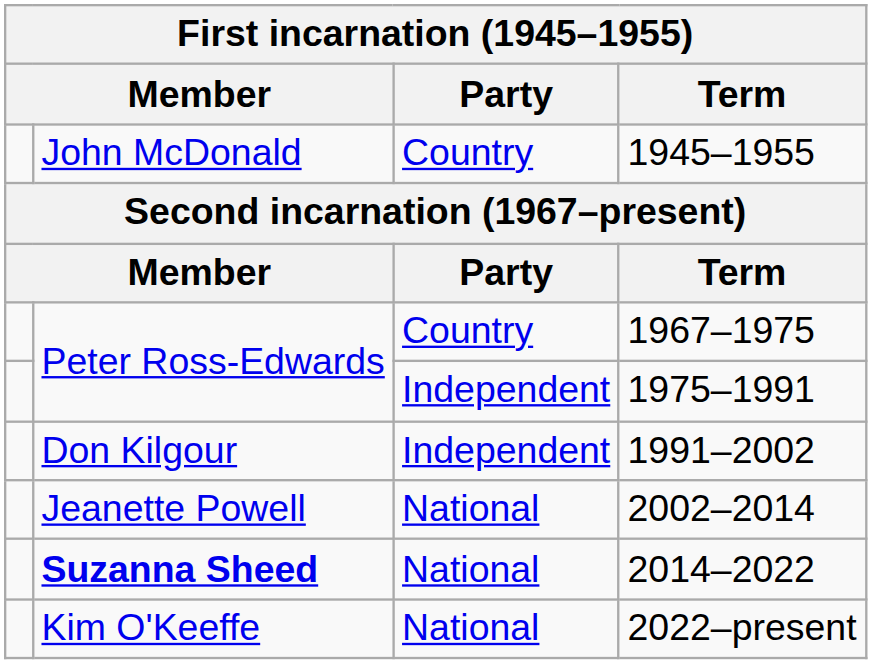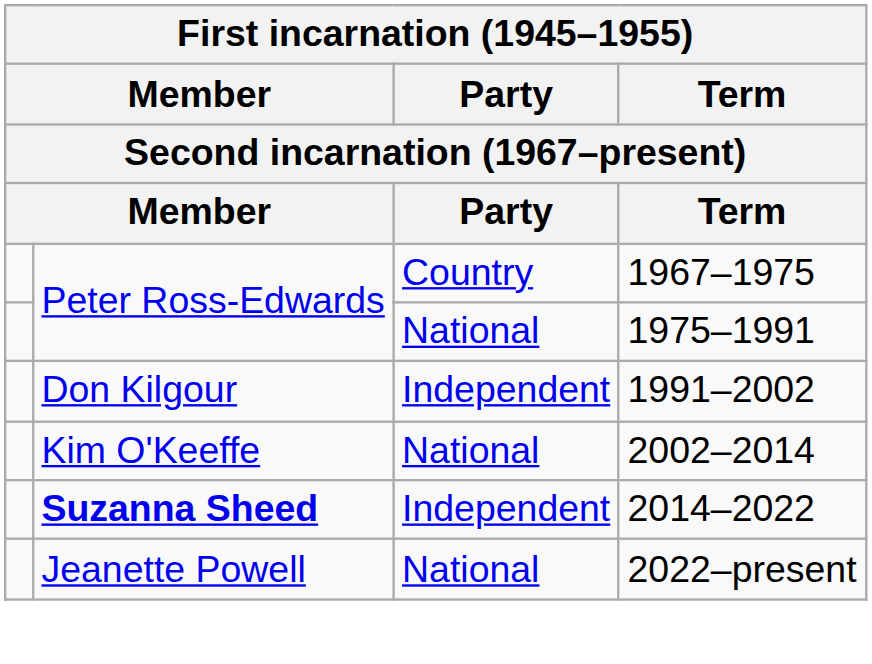- row: (721, 152)
(506, 390) Independent -> (471, 331) National
(174, 509) Jeanette Powell -> (151, 449) Kim O'Keeffe
(471, 568) National -> (506, 509) Independent
(151, 627) Kim O'Keeffe -> (174, 568) Jeanette Powell
